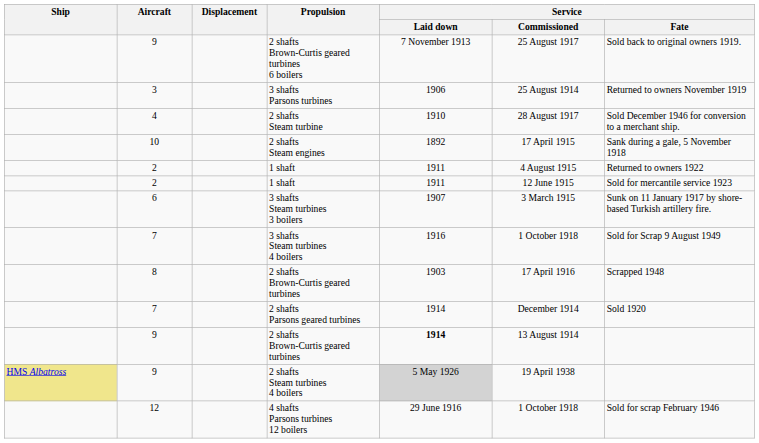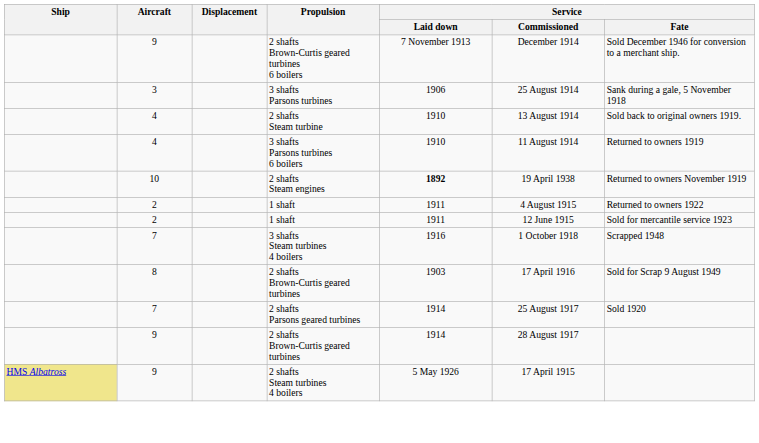(548, 42) 25 August 1917 -> (548, 42) December 1914
(674, 42) Sold back to original owners 1919. -> (676, 47) Sold December 1946 for conversion to a merchant ship.
(677, 90) Returned to owners November 1919 -> (669, 95) Sank during a gale, 5 November 1918
(548, 116) 28 August 1917 -> (548, 116) 13 August 1914
(676, 121) Sold December 1946 for conversion to a merchant ship. -> (674, 116) Sold back to original owners 1919.
+ row: (154, 142)
(436, 142) normal -> (436, 179) bold
(548, 142) 17 April 1915 -> (548, 179) 19 April 1938
(669, 147) Sank during a gale, 5 November 1918 -> (677, 179) Returned to owners November 1919
- row: (154, 198)
(664, 235) Sold for Scrap 9 August 1949 -> (635, 235) Scrapped 1948
(635, 272) Scrapped 1948 -> (664, 272) Sold for Scrap 9 August 1949
(548, 309) December 1914 -> (548, 309) 25 August 1917
(436, 335) bold -> (436, 335) normal
(548, 335) 13 August 1914 -> (548, 335) 28 August 1917
(436, 372) lightgrey background -> (436, 372) no background
(548, 372) 19 April 1938 -> (548, 372) 17 April 1915
- row: (154, 408)
